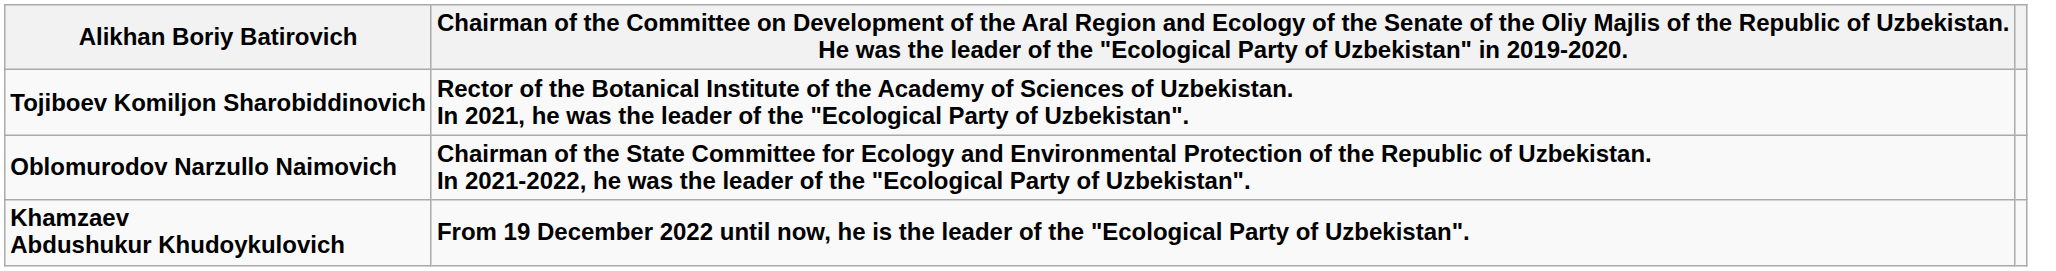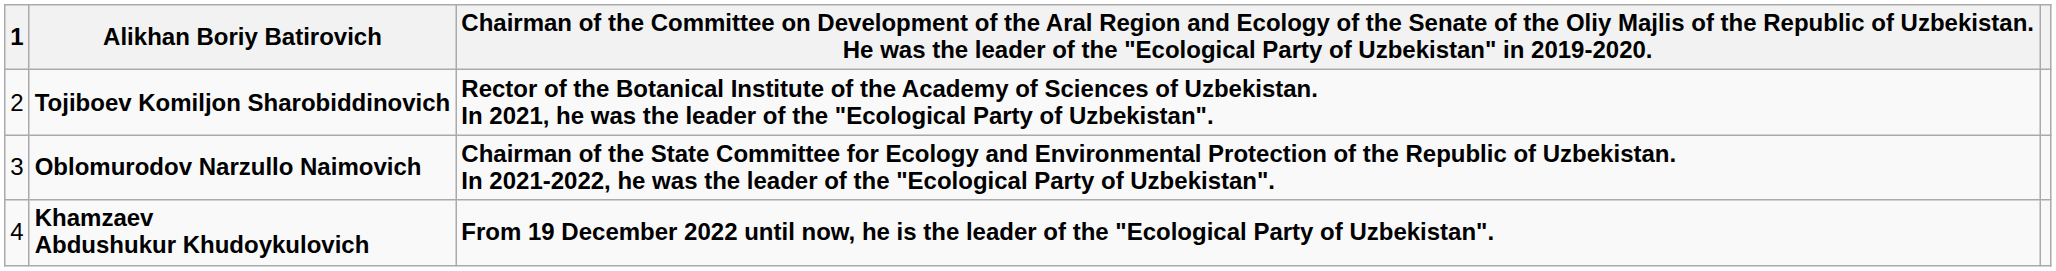+ column: (17, 37)
